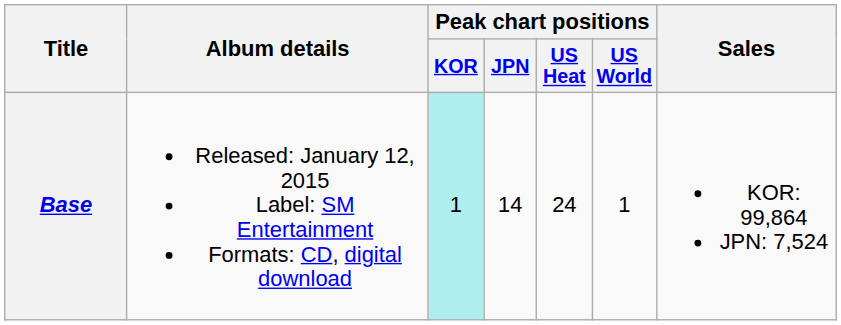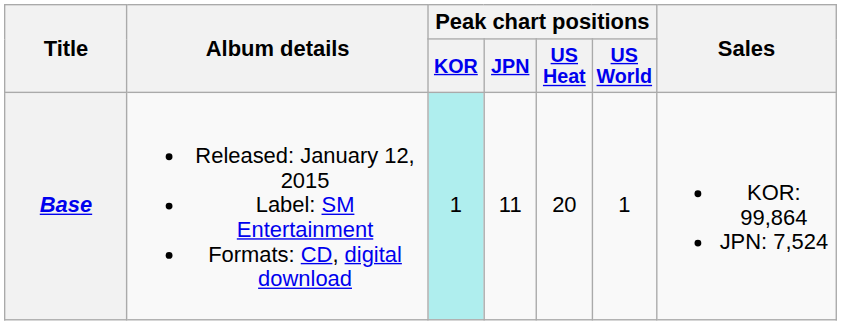(510, 205) 14 -> (510, 205) 11
(564, 205) 24 -> (564, 205) 20
